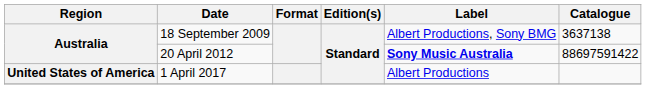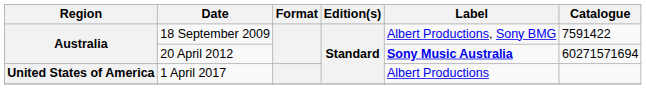(586, 34) 3637138 -> (586, 34) 7591422
(600, 53) 88697591422 -> (600, 53) 60271571694
